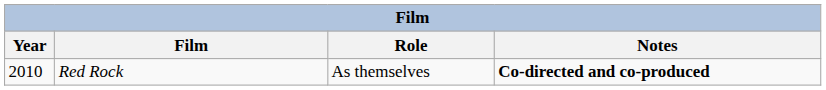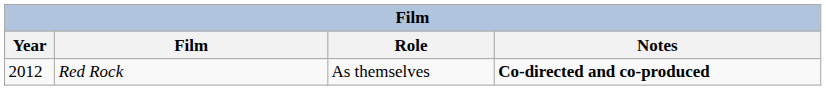(25, 71) 2010 -> (25, 71) 2012
